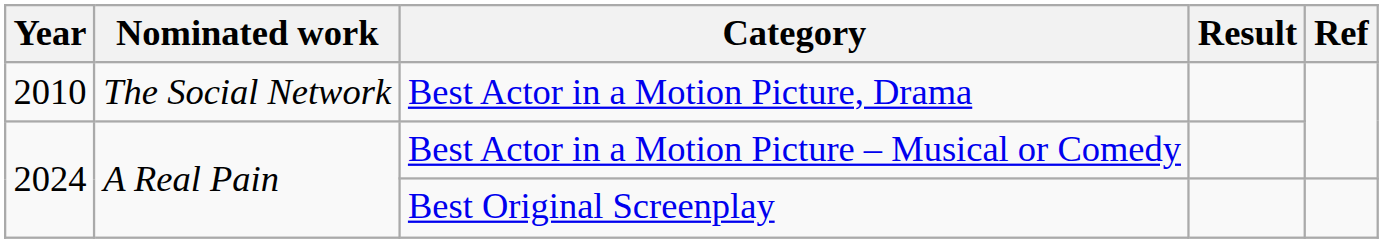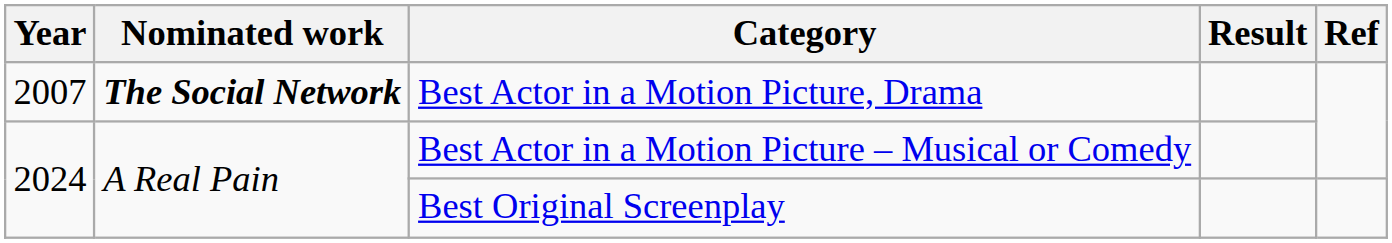(50, 91) 2010 -> (50, 91) 2007
(247, 91) normal -> (252, 91) bold
